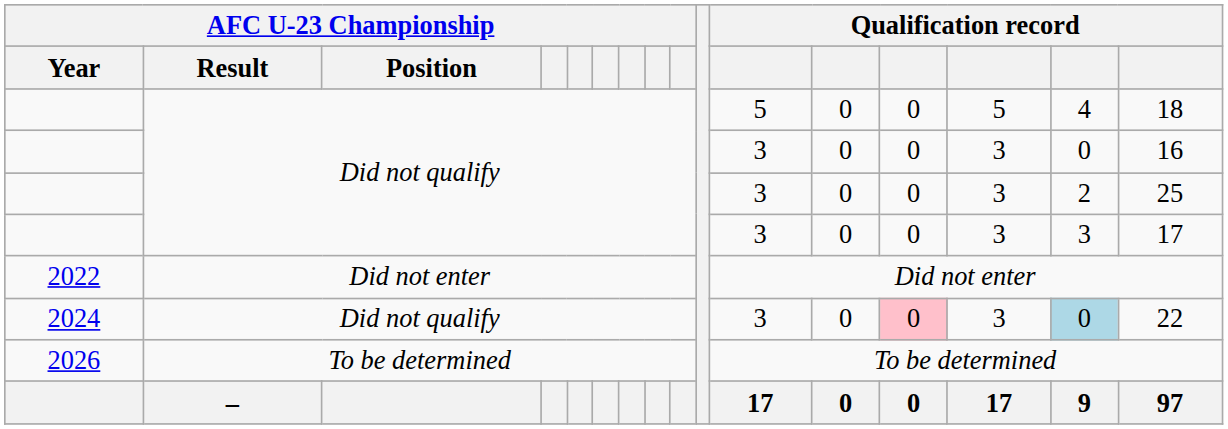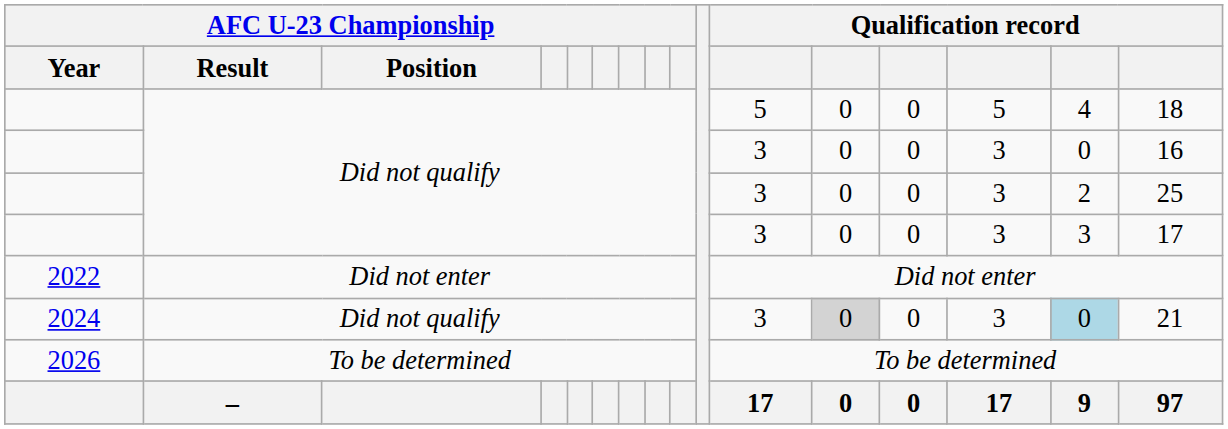(846, 318) no background -> (846, 318) lightgrey background
(913, 318) pink background -> (913, 318) no background
(1170, 318) 22 -> (1170, 318) 21
